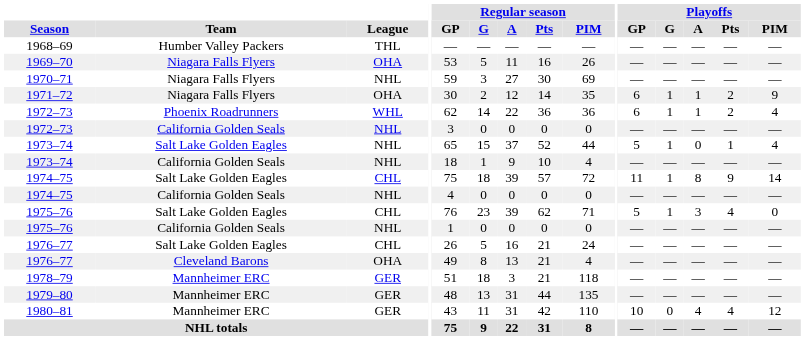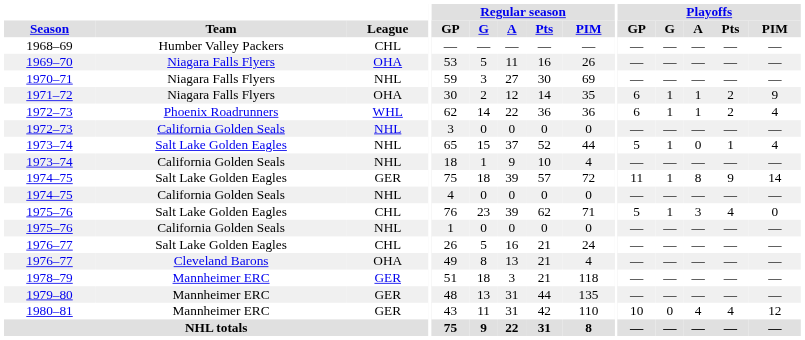(388, 45) THL -> (388, 45) CHL
(388, 178) CHL -> (388, 178) GER
